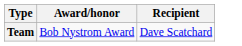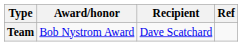+ column: (226, 13)
